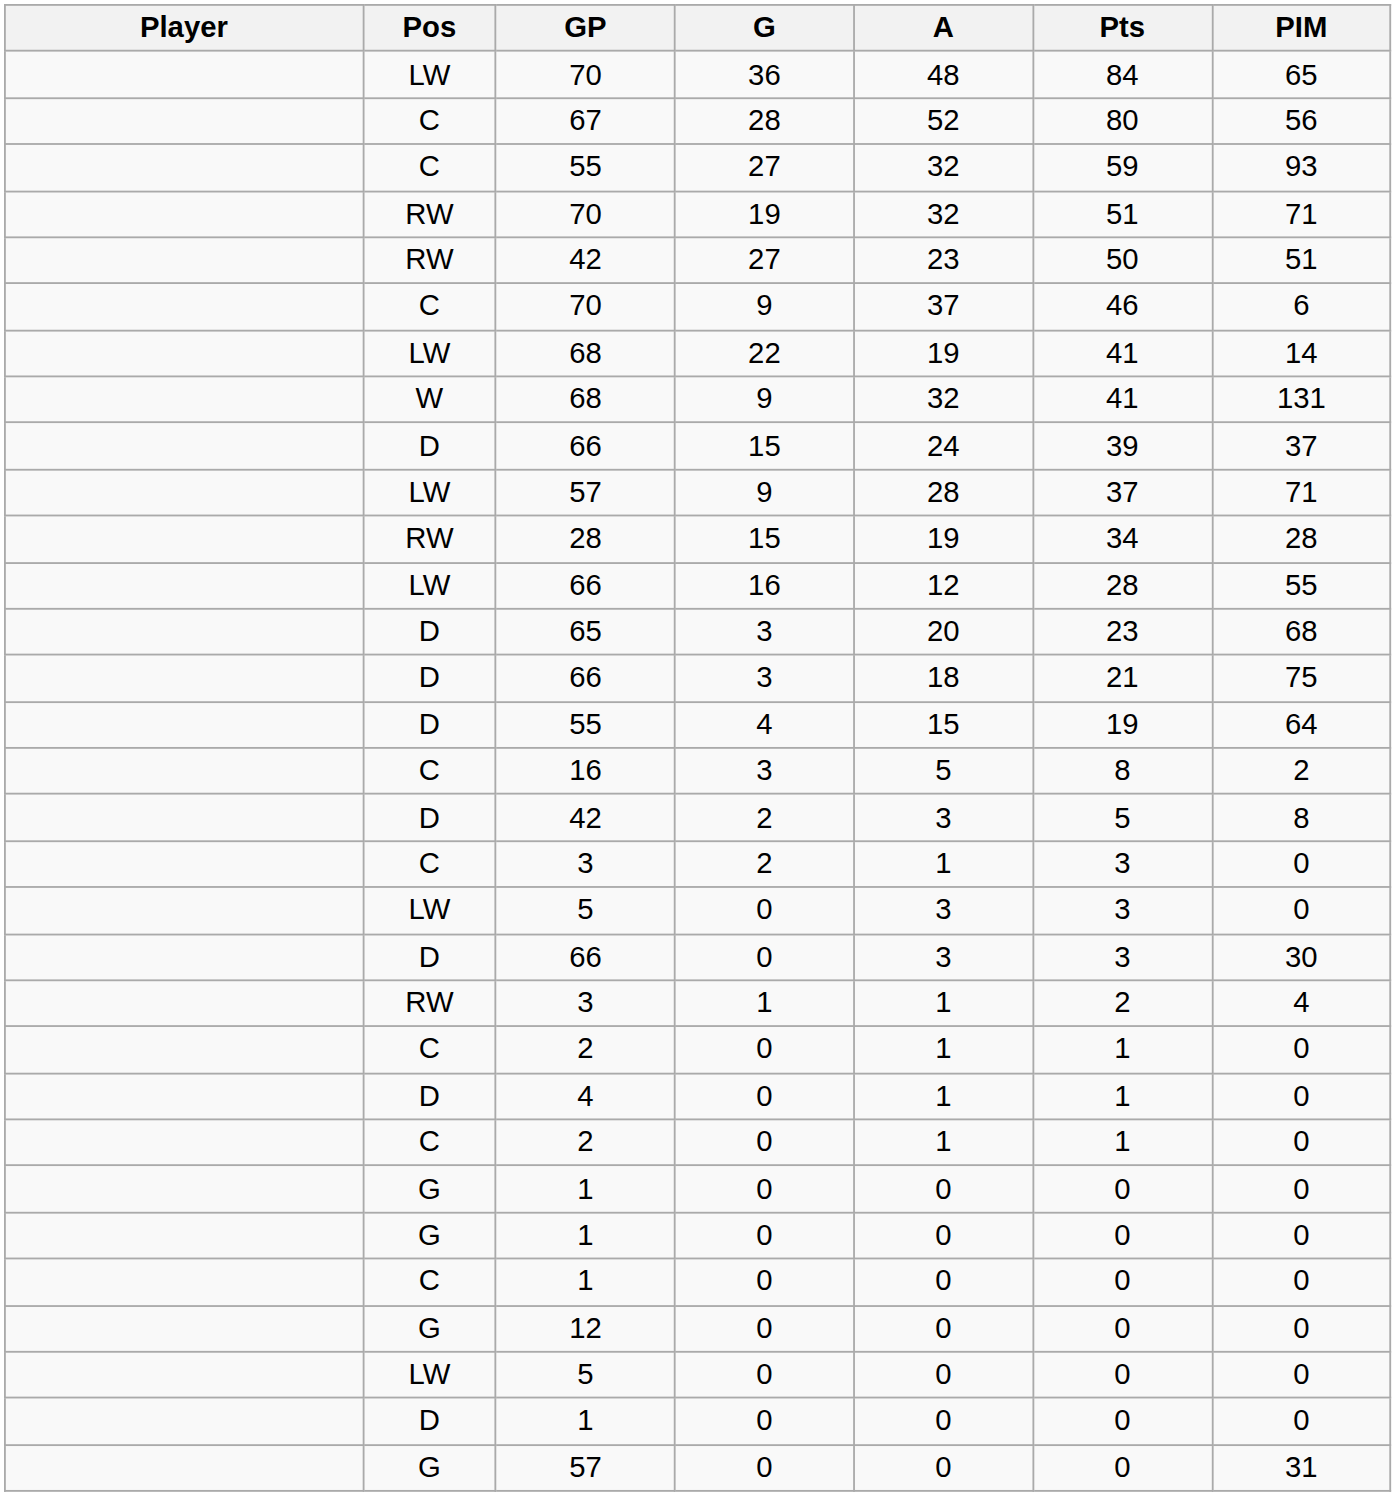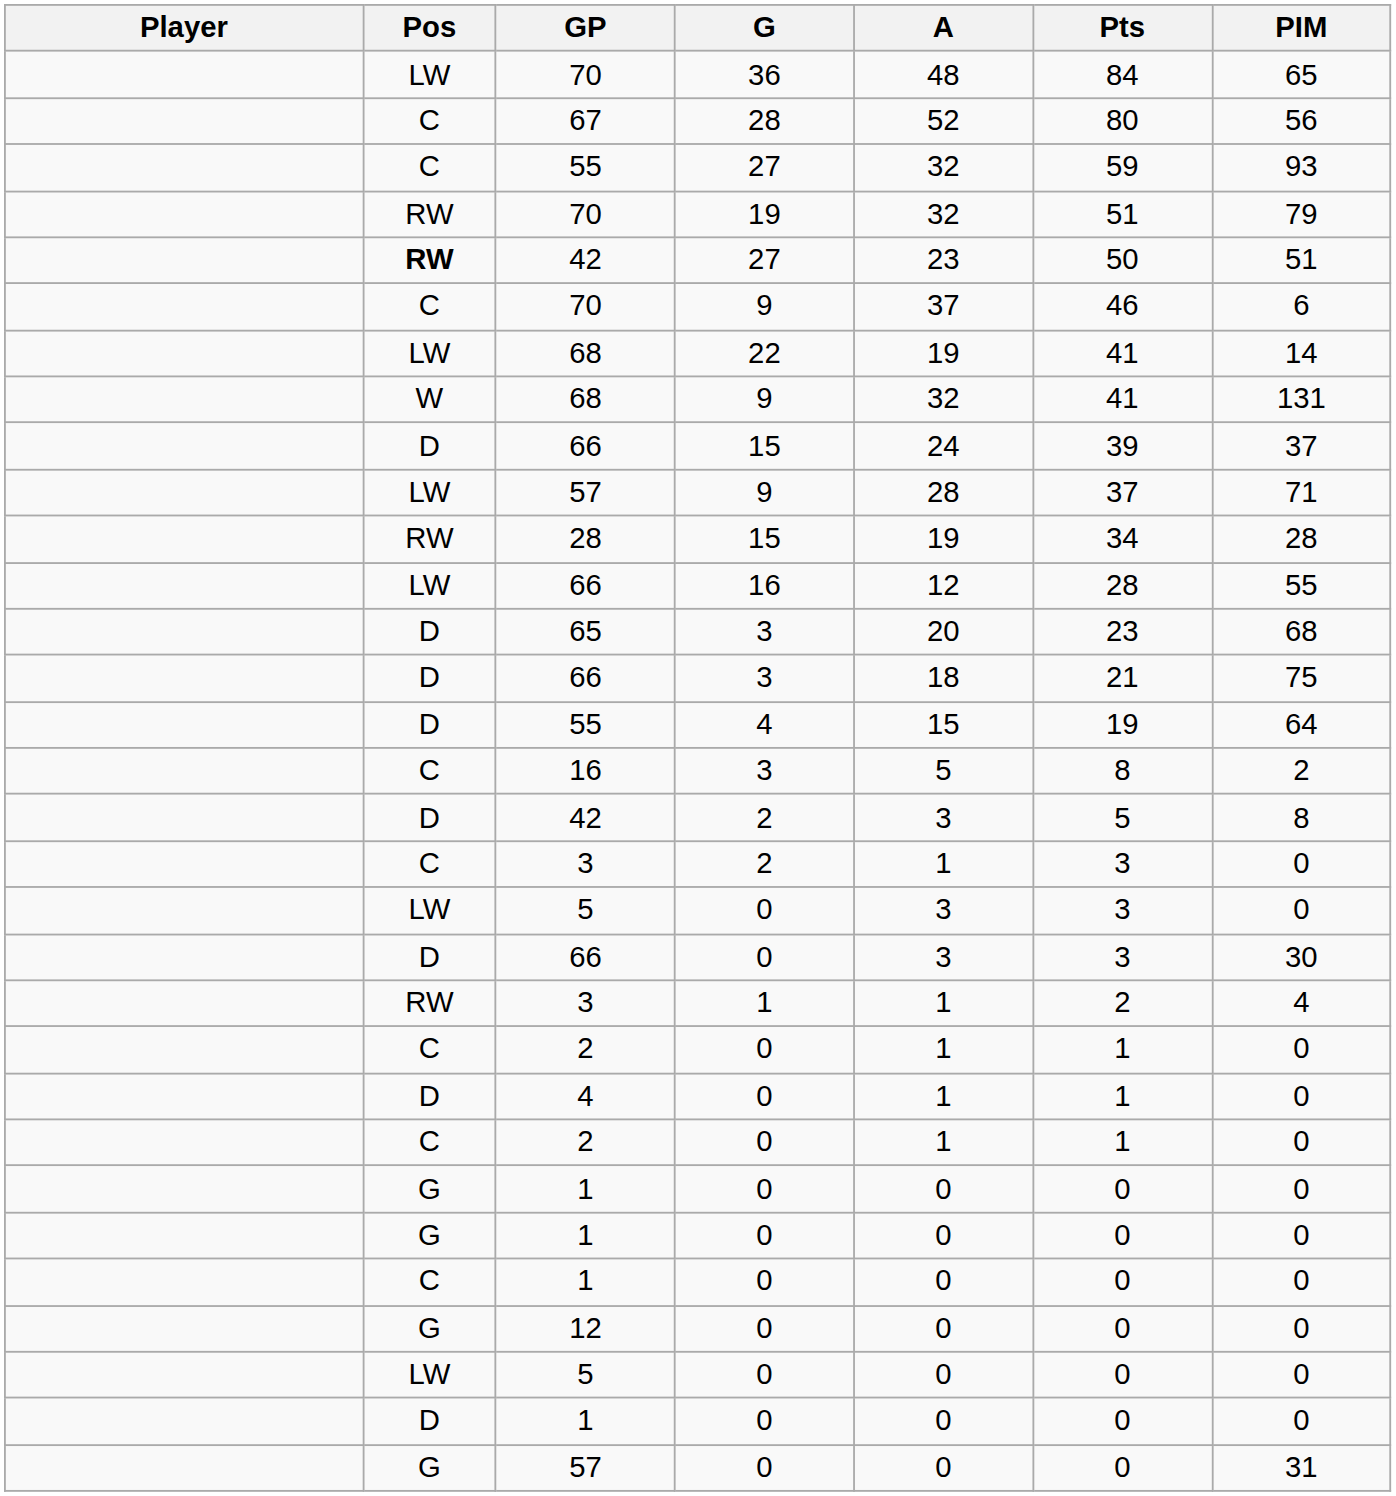(1301, 213) 71 -> (1301, 213) 79
(429, 259) normal -> (429, 259) bold
